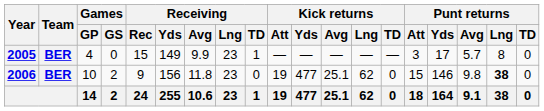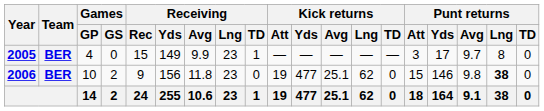(472, 55) 5.7 -> (472, 55) 9.7
